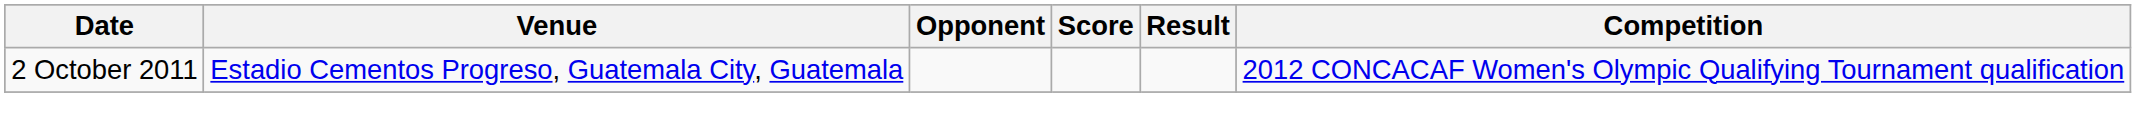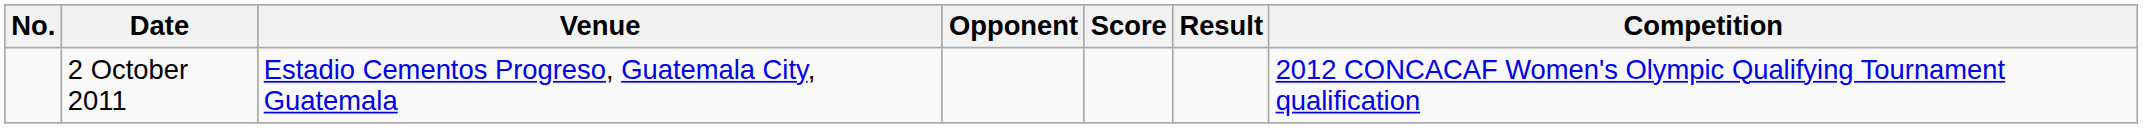+ column: (33, 26)
